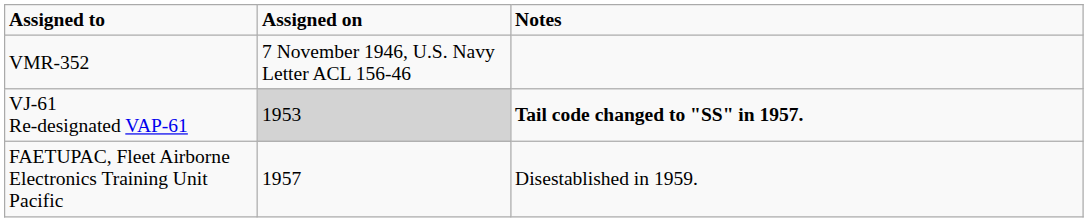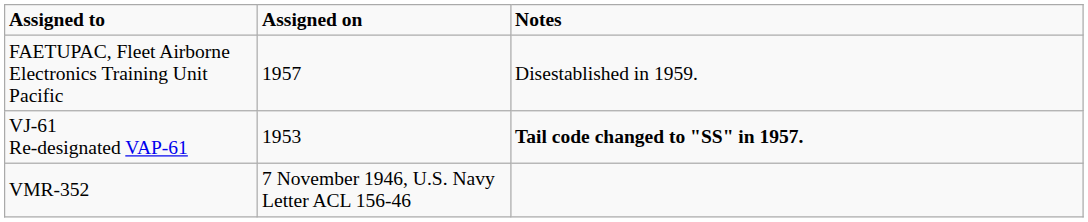rows swapped: (49, 61) <-> (119, 178)
(282, 114) lightgrey background -> (282, 136) no background
